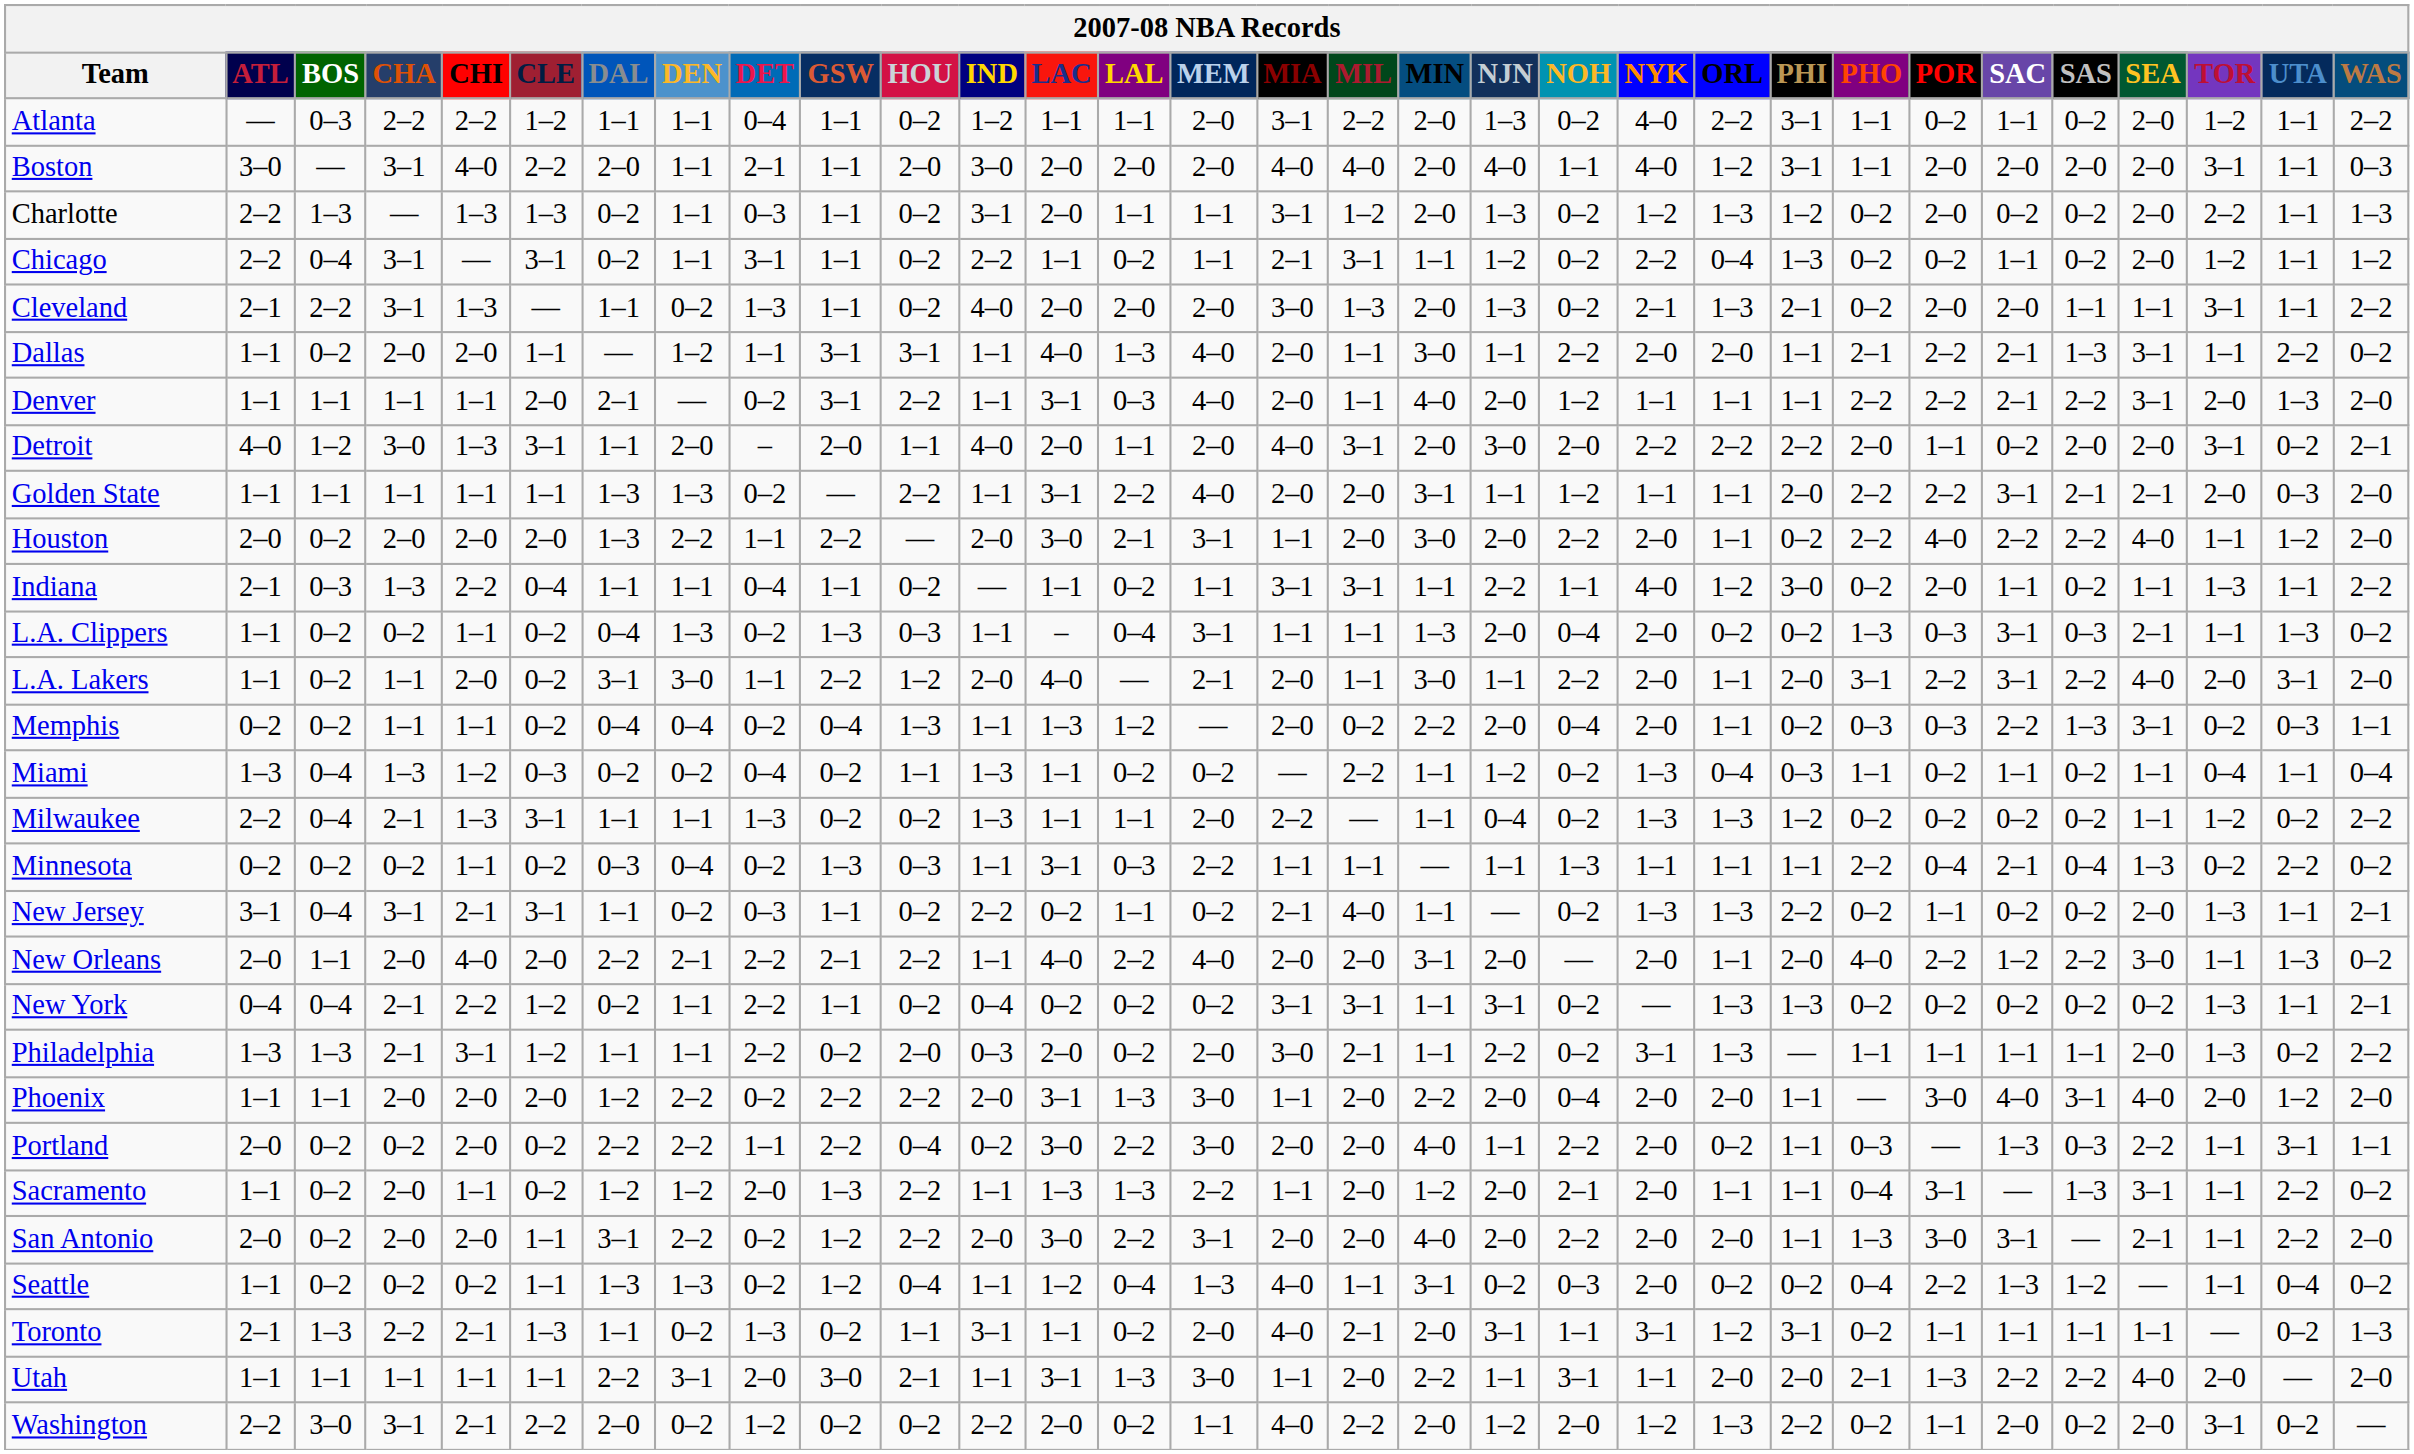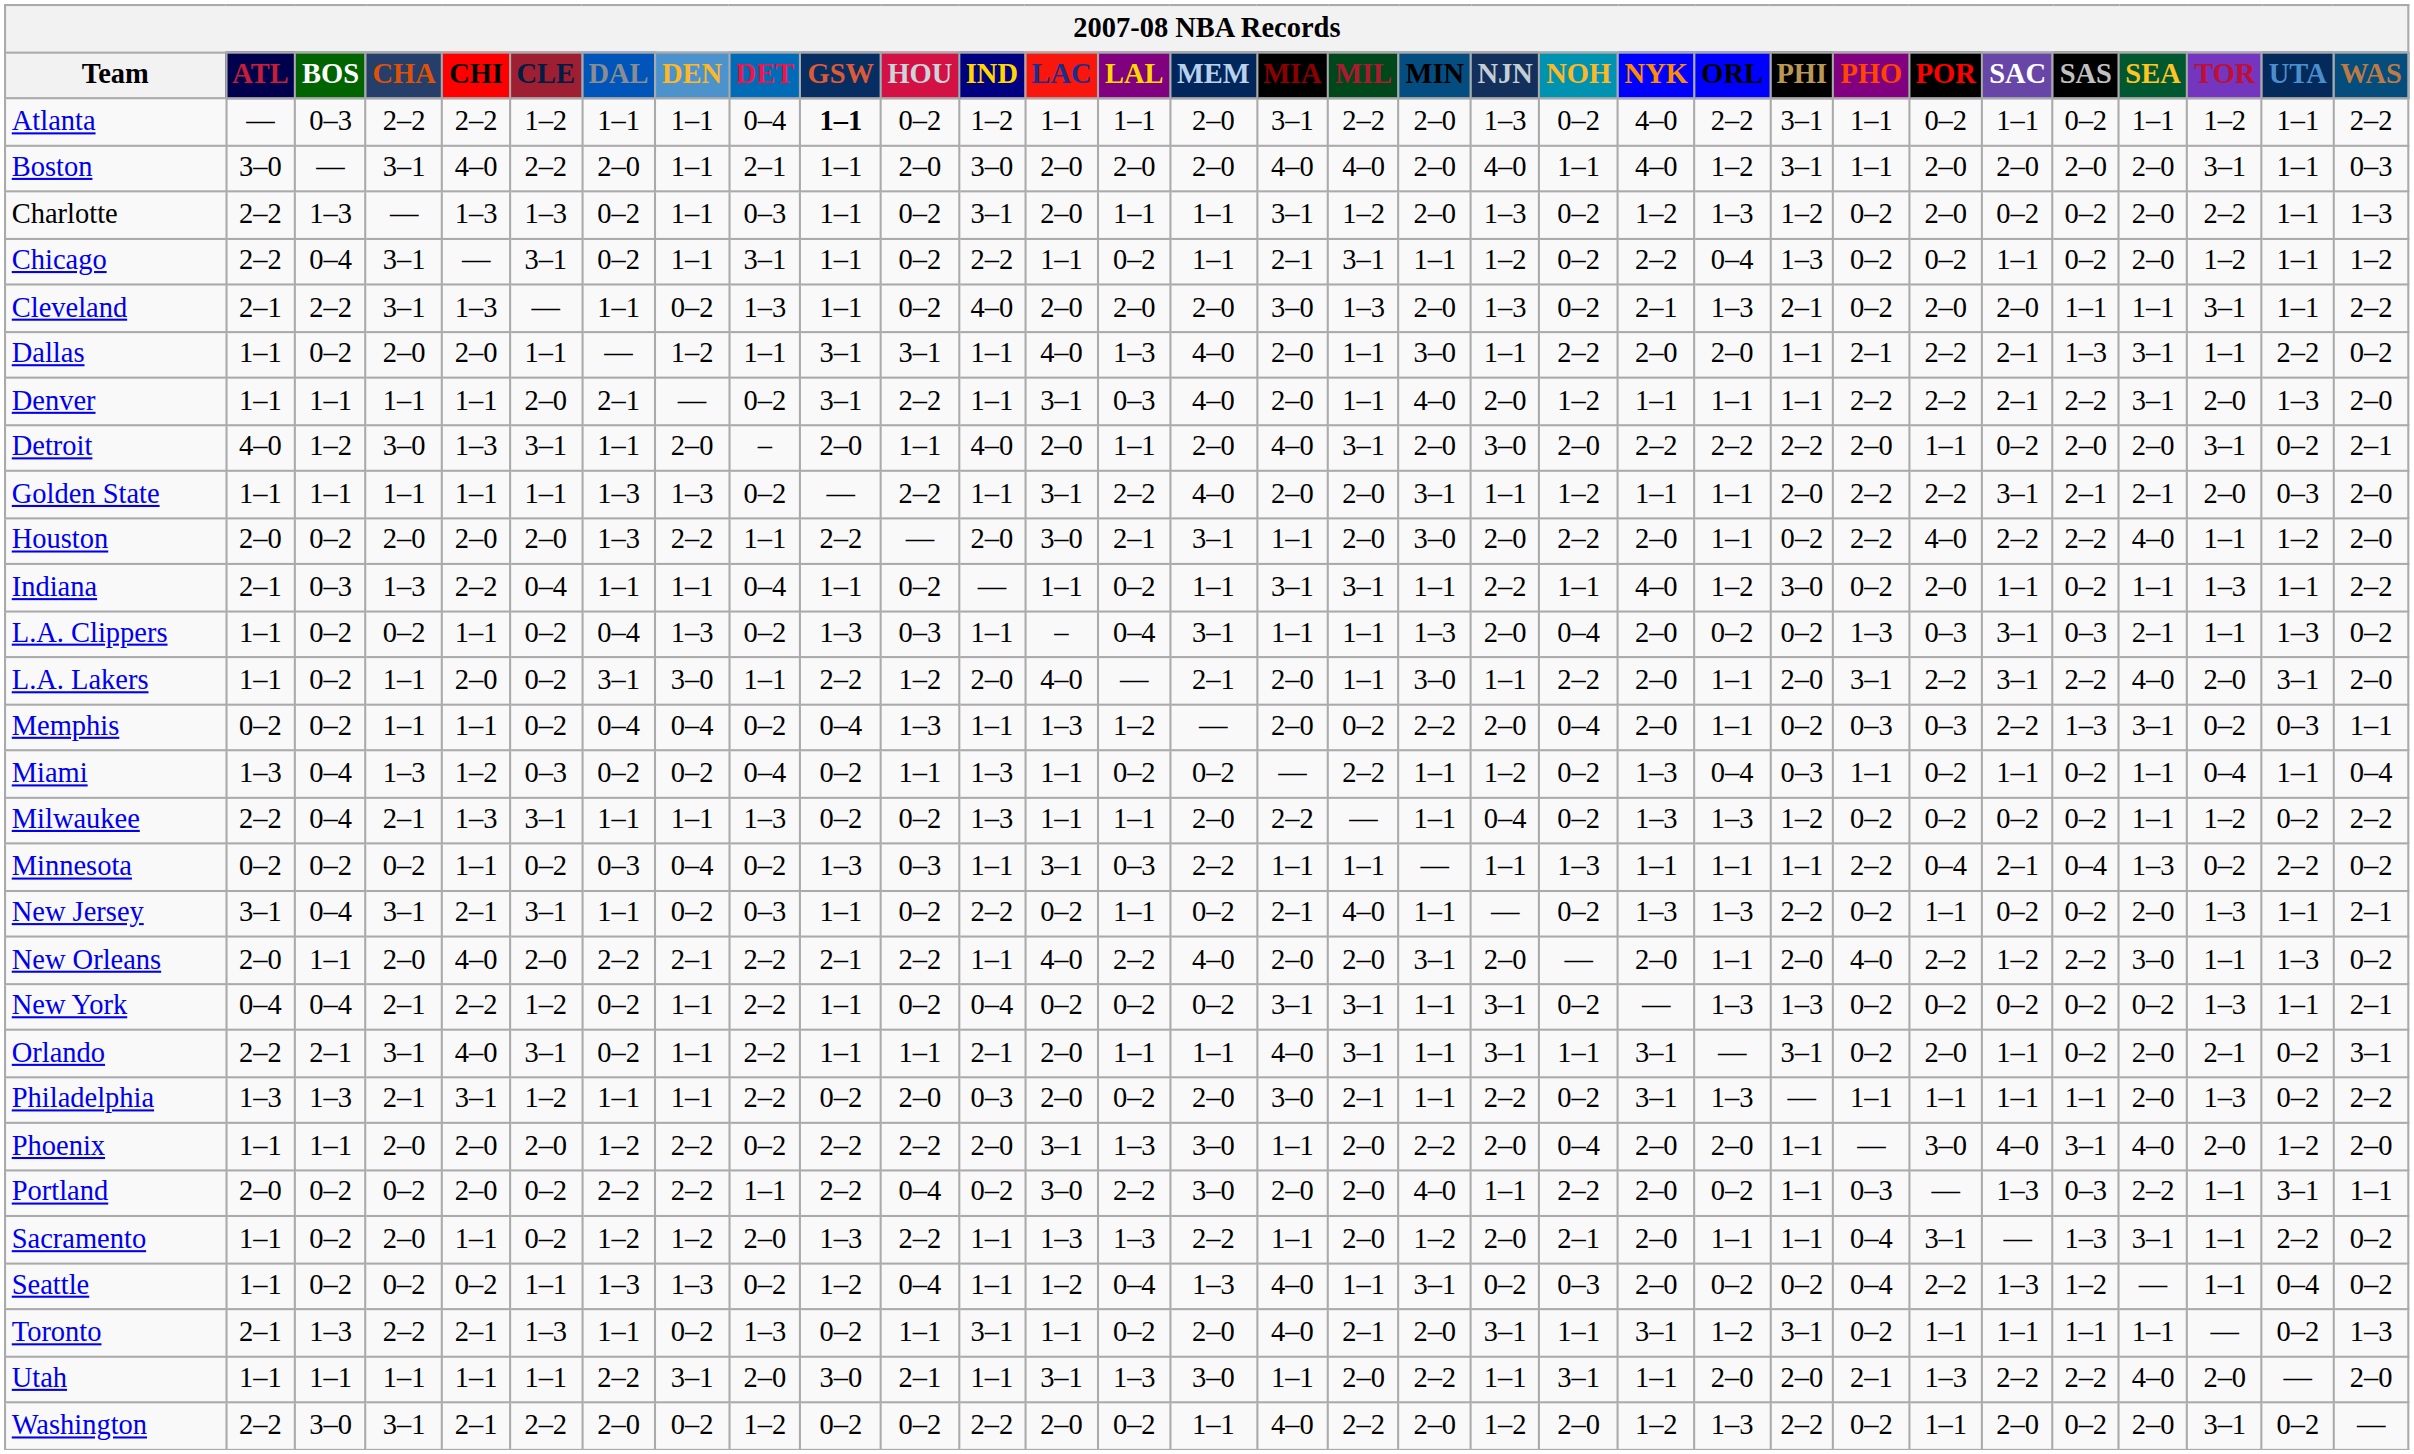(841, 120) normal -> (841, 120) bold
(2153, 120) 2–0 -> (2153, 120) 1–1
+ row: (58, 1052)
- row: (83, 1238)
